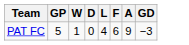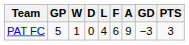+ column: (171, 13)
